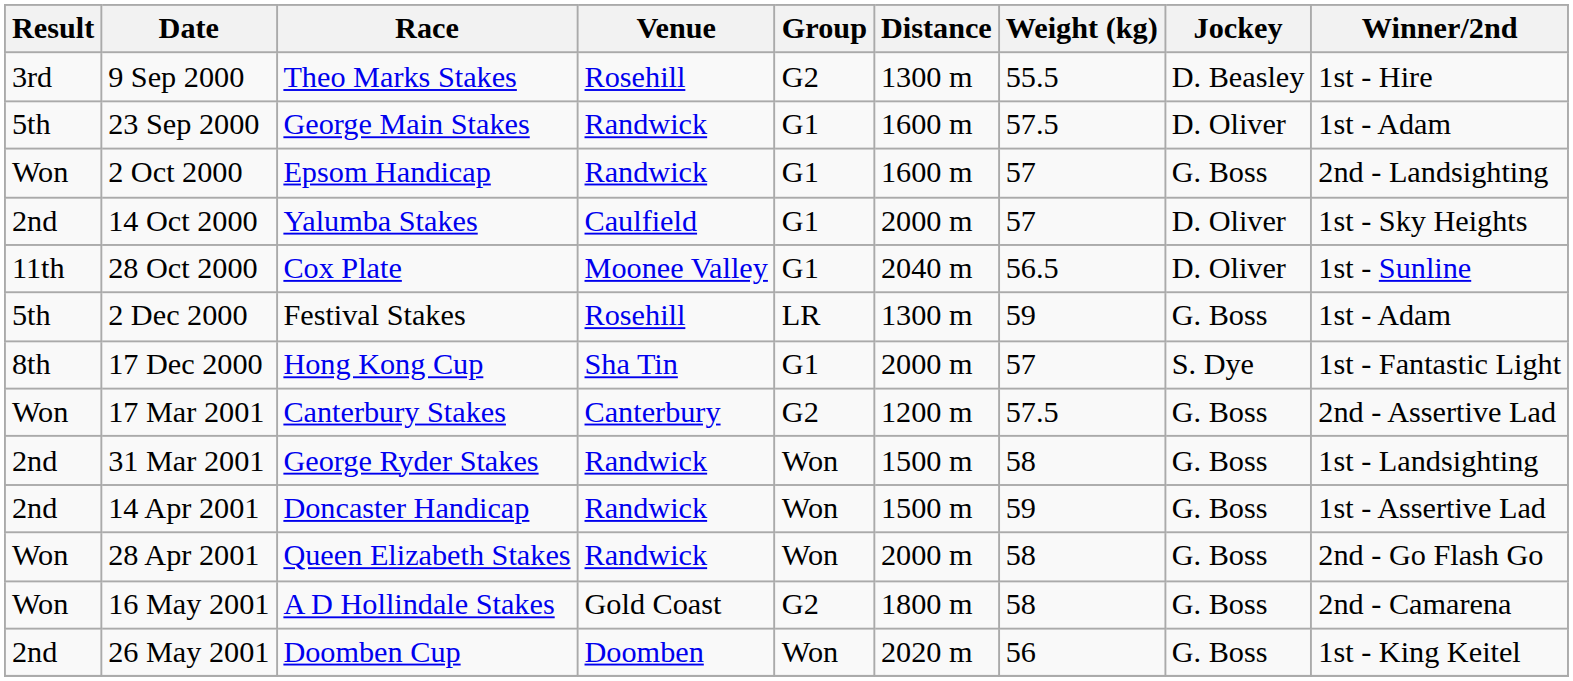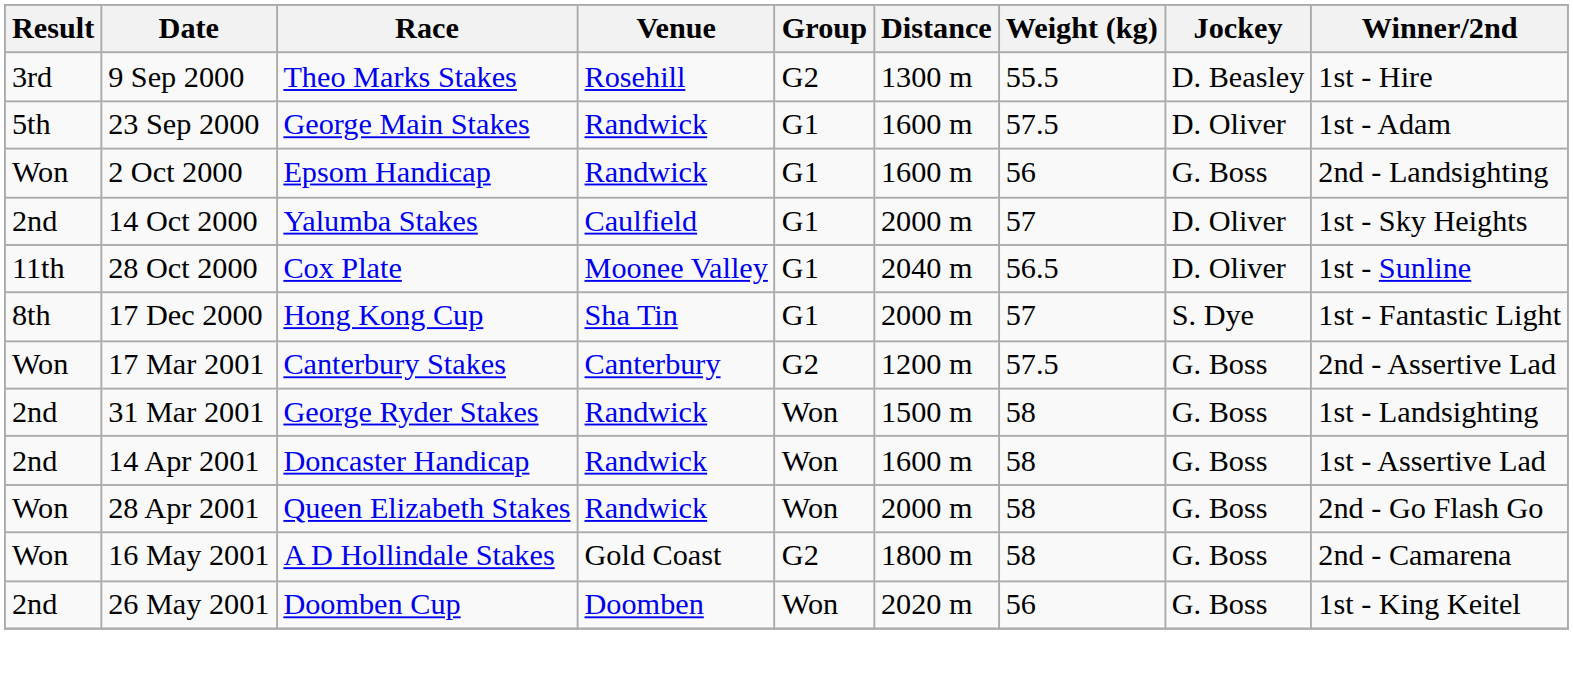(1021, 172) 57 -> (1021, 172) 56
- row: (178, 316)
(927, 508) 1500 m -> (927, 460) 1600 m
(1021, 508) 59 -> (1021, 460) 58
